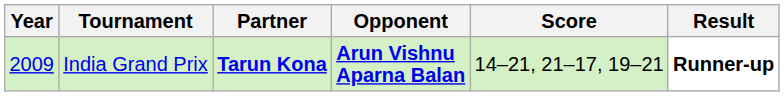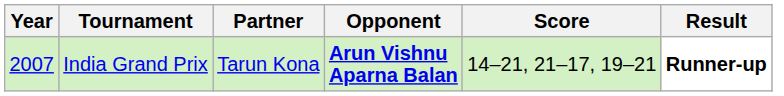(32, 64) 2009 -> (32, 64) 2007
(272, 64) bold -> (268, 64) normal
